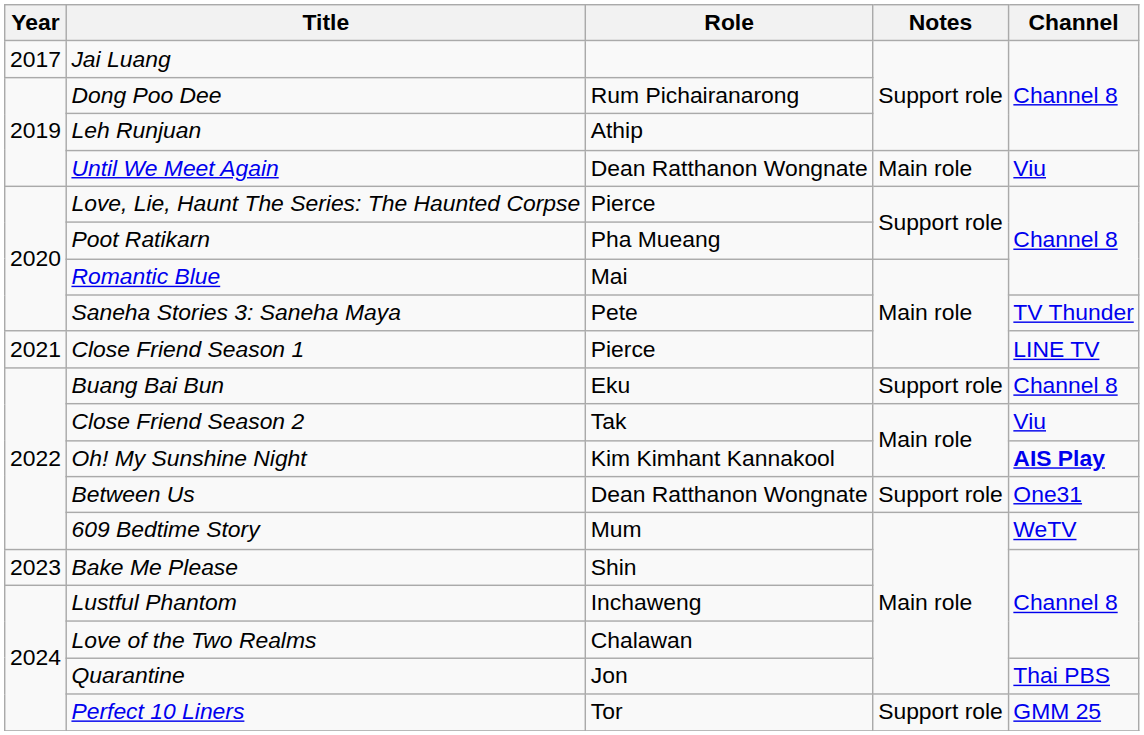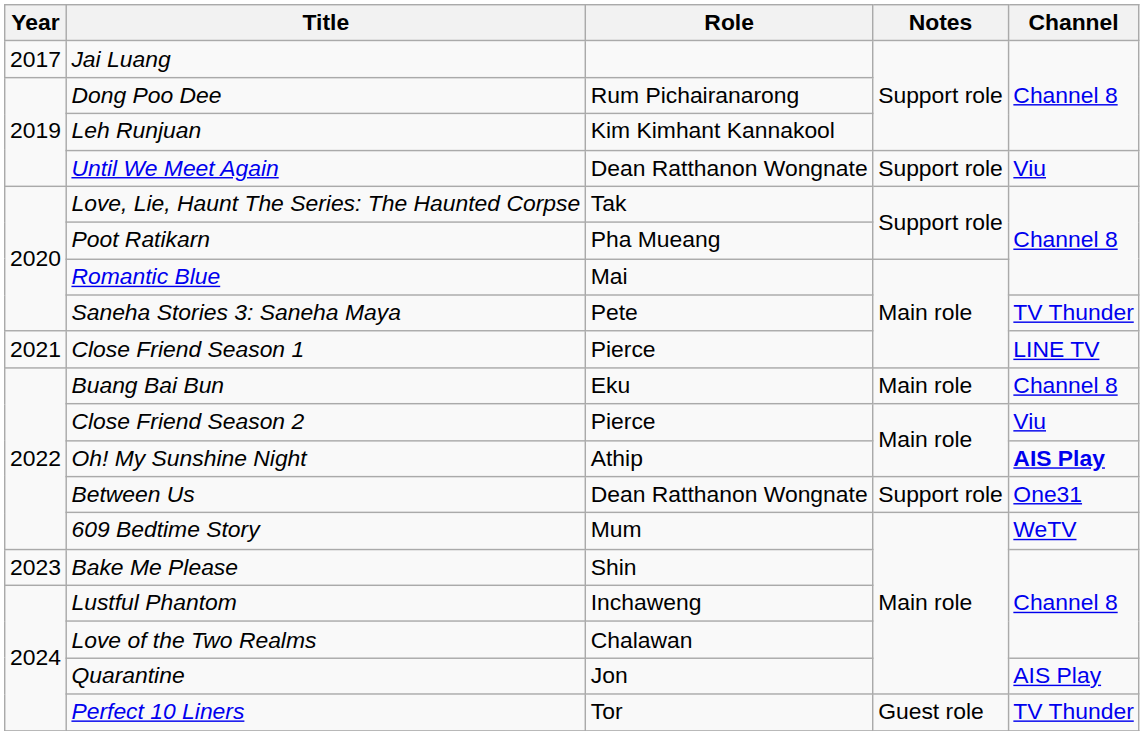(617, 131) Athip -> (713, 131) Kim Kimhant Kannakool
(925, 167) Main role -> (940, 167) Support role
(623, 204) Pierce -> (609, 204) Tak
(940, 385) Support role -> (925, 385) Main role
(609, 421) Tak -> (623, 421) Pierce
(713, 458) Kim Kimhant Kannakool -> (617, 458) Athip
(1062, 675) Thai PBS -> (1057, 675) AIS Play
(940, 712) Support role -> (931, 712) Guest role
(1057, 712) GMM 25 -> (1074, 712) TV Thunder
